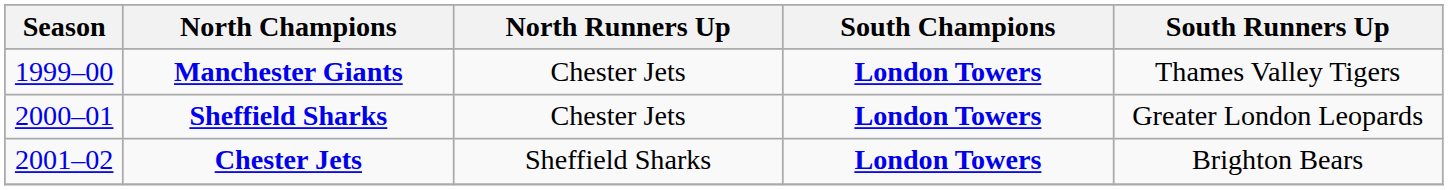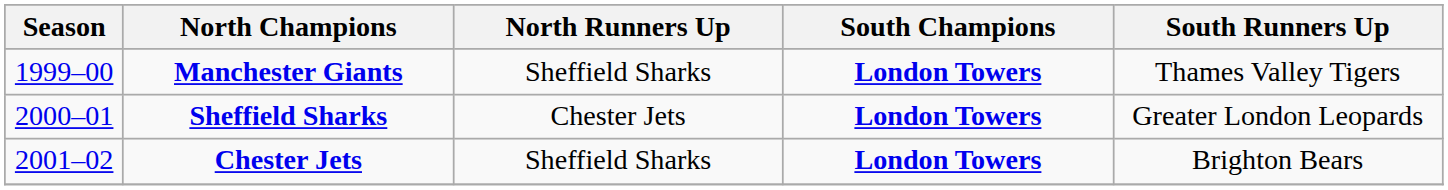(618, 71) Chester Jets -> (618, 71) Sheffield Sharks
